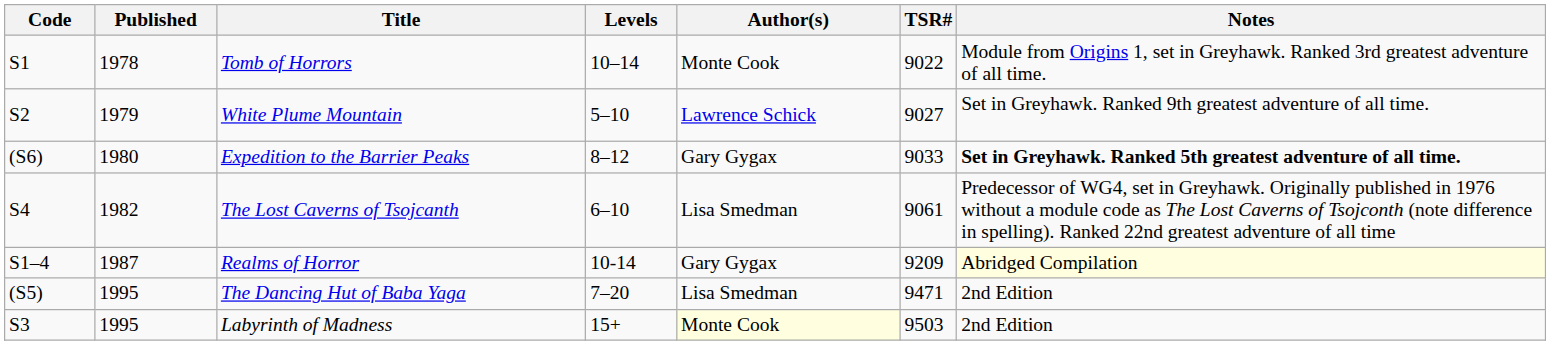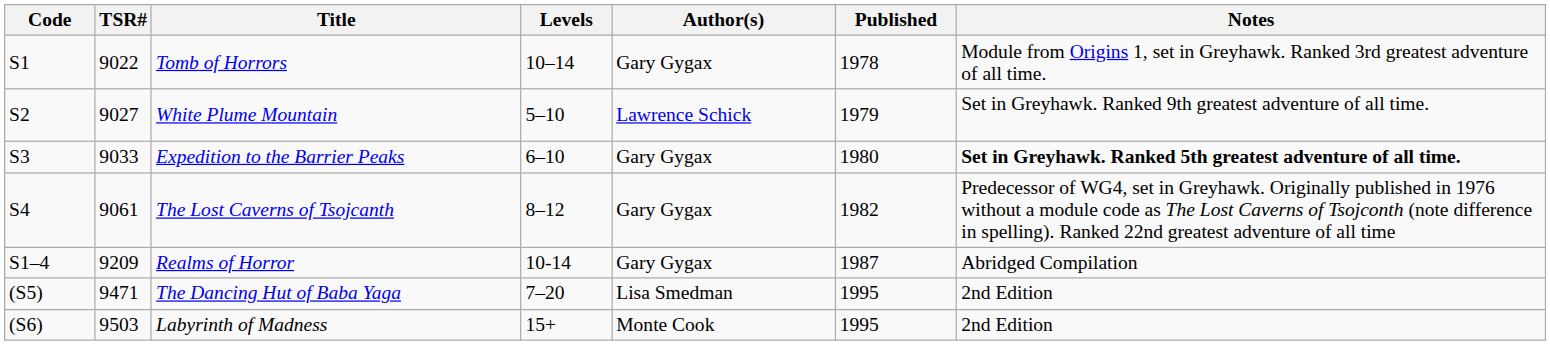columns swapped: (928, 19) <-> (156, 19)
(730, 61) Monte Cook -> (664, 61) Gary Gygax
(26, 156) (S6) -> (19, 156) S3
(610, 156) 8–12 -> (545, 156) 6–10
(610, 209) 6–10 -> (545, 209) 8–12
(739, 209) Lisa Smedman -> (664, 209) Gary Gygax
(1049, 262) lightyellow background -> (1049, 262) no background
(19, 324) S3 -> (26, 324) (S6)
(730, 324) lightyellow background -> (665, 324) no background
